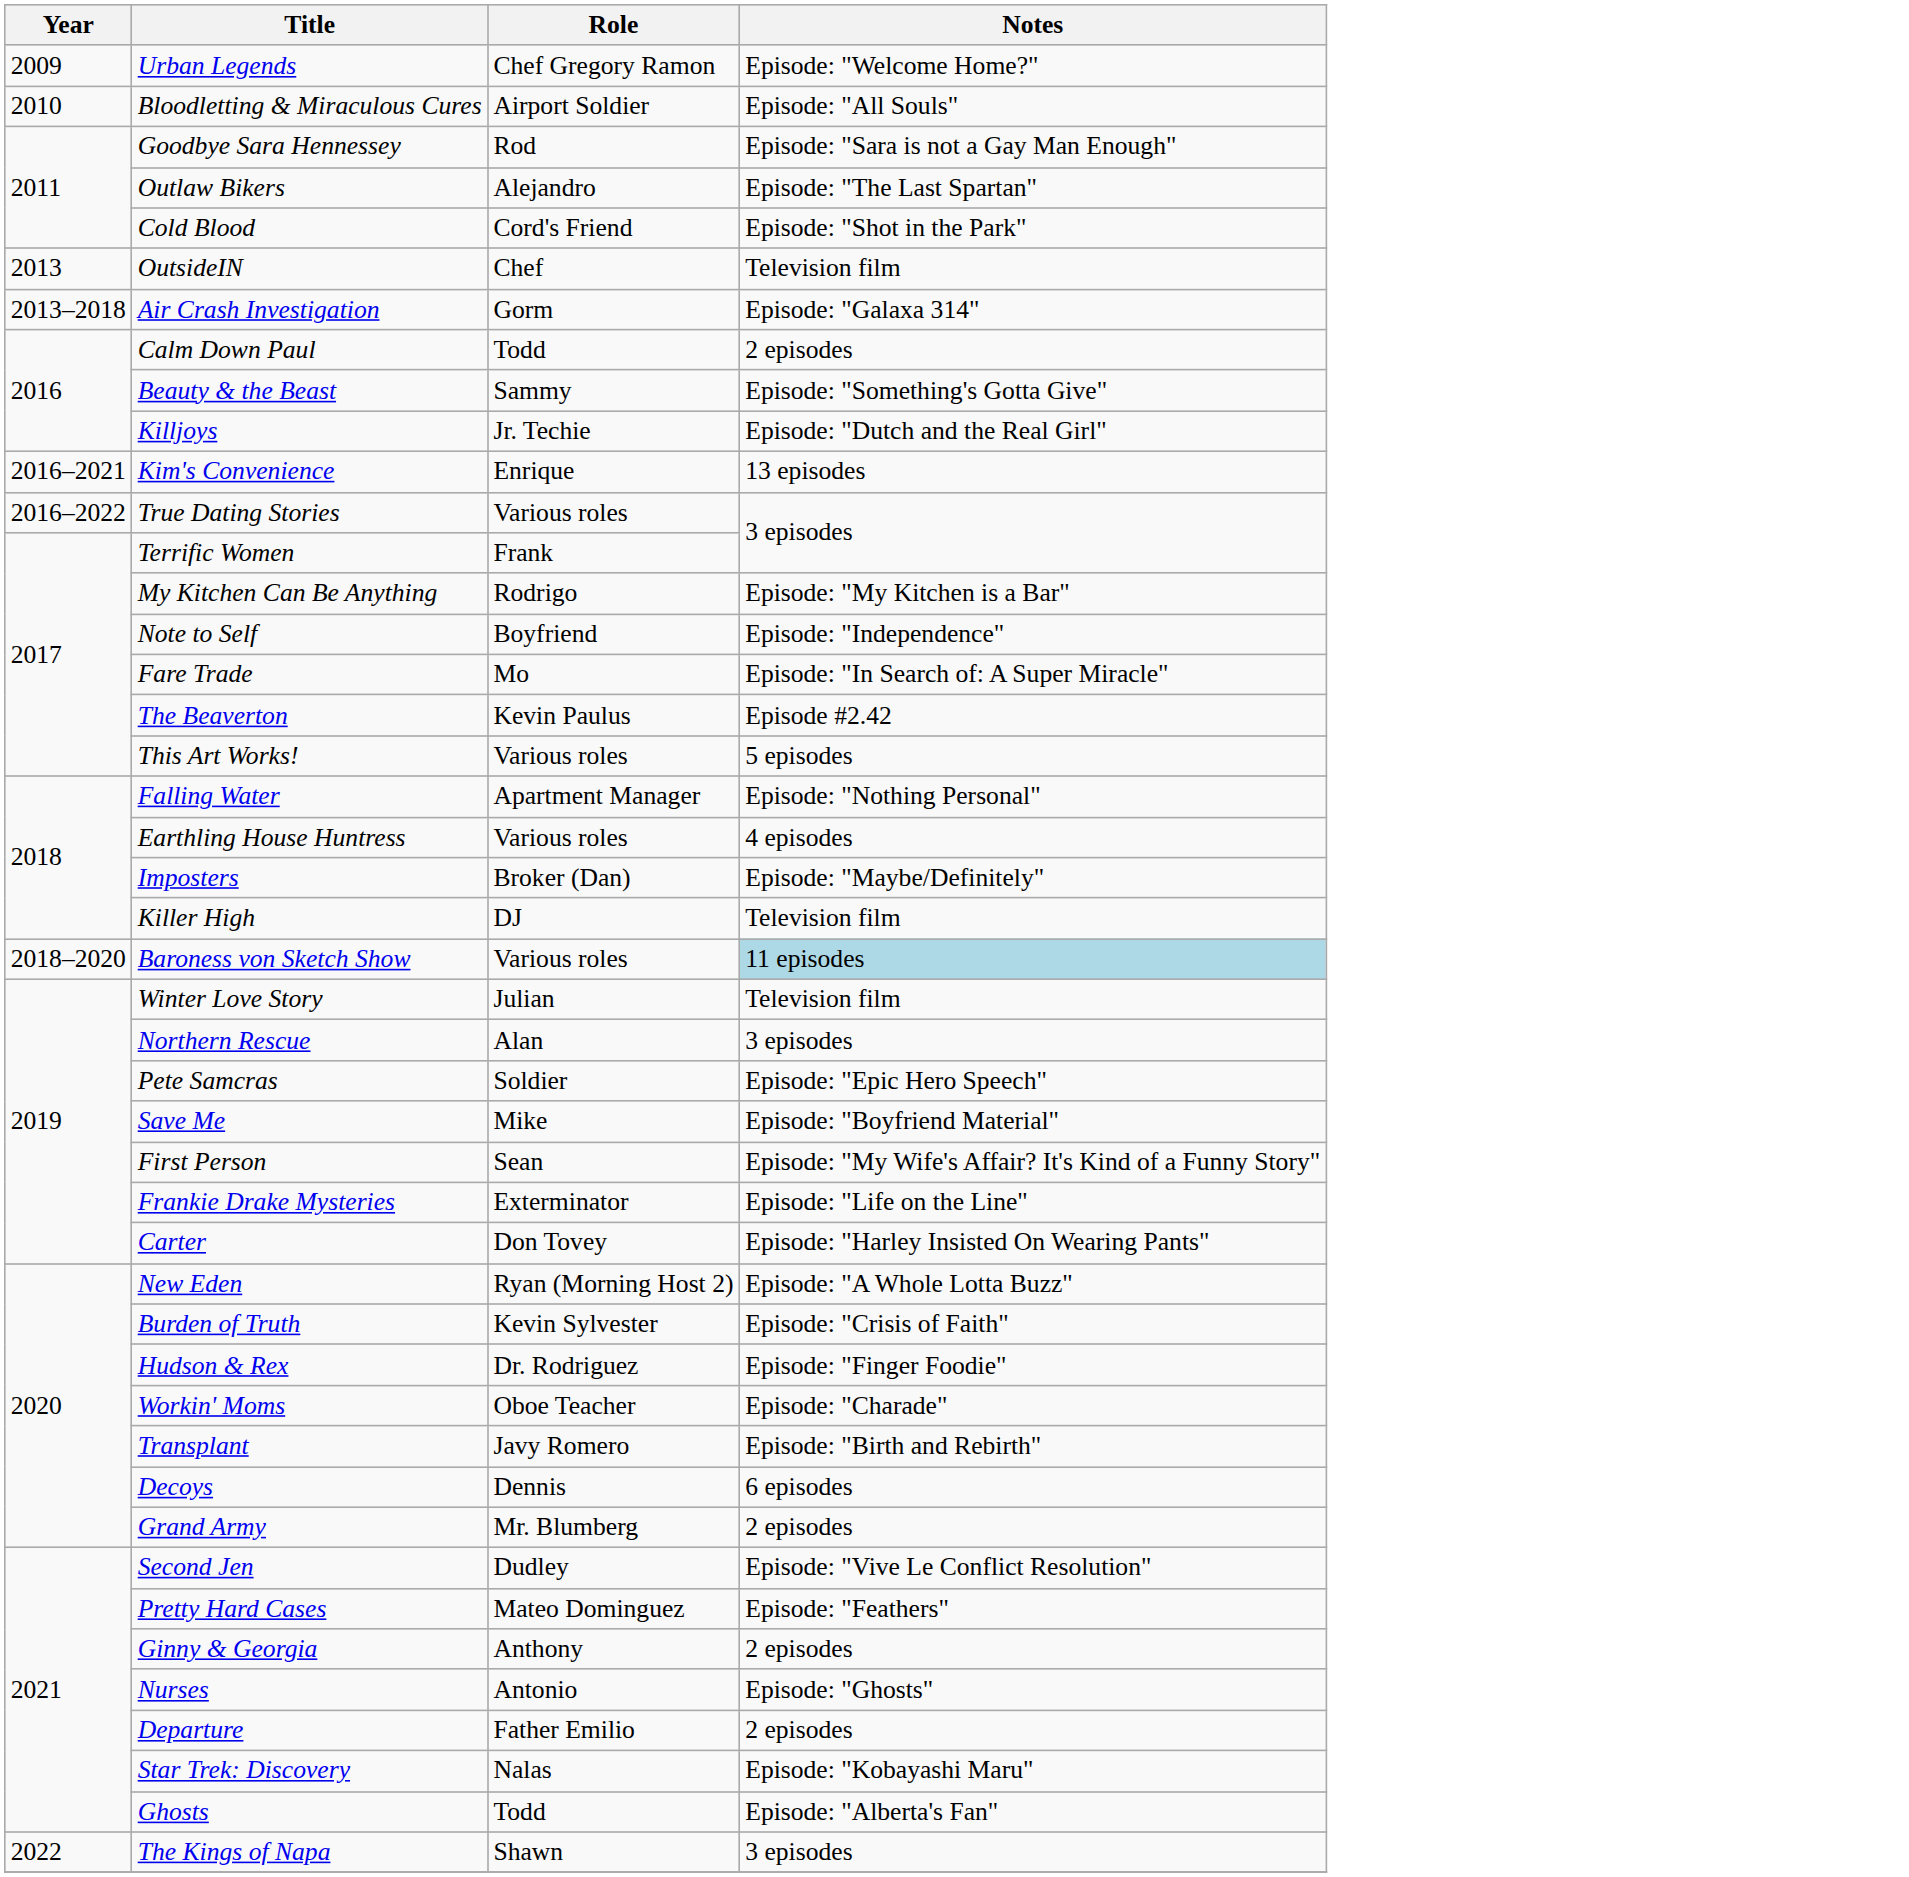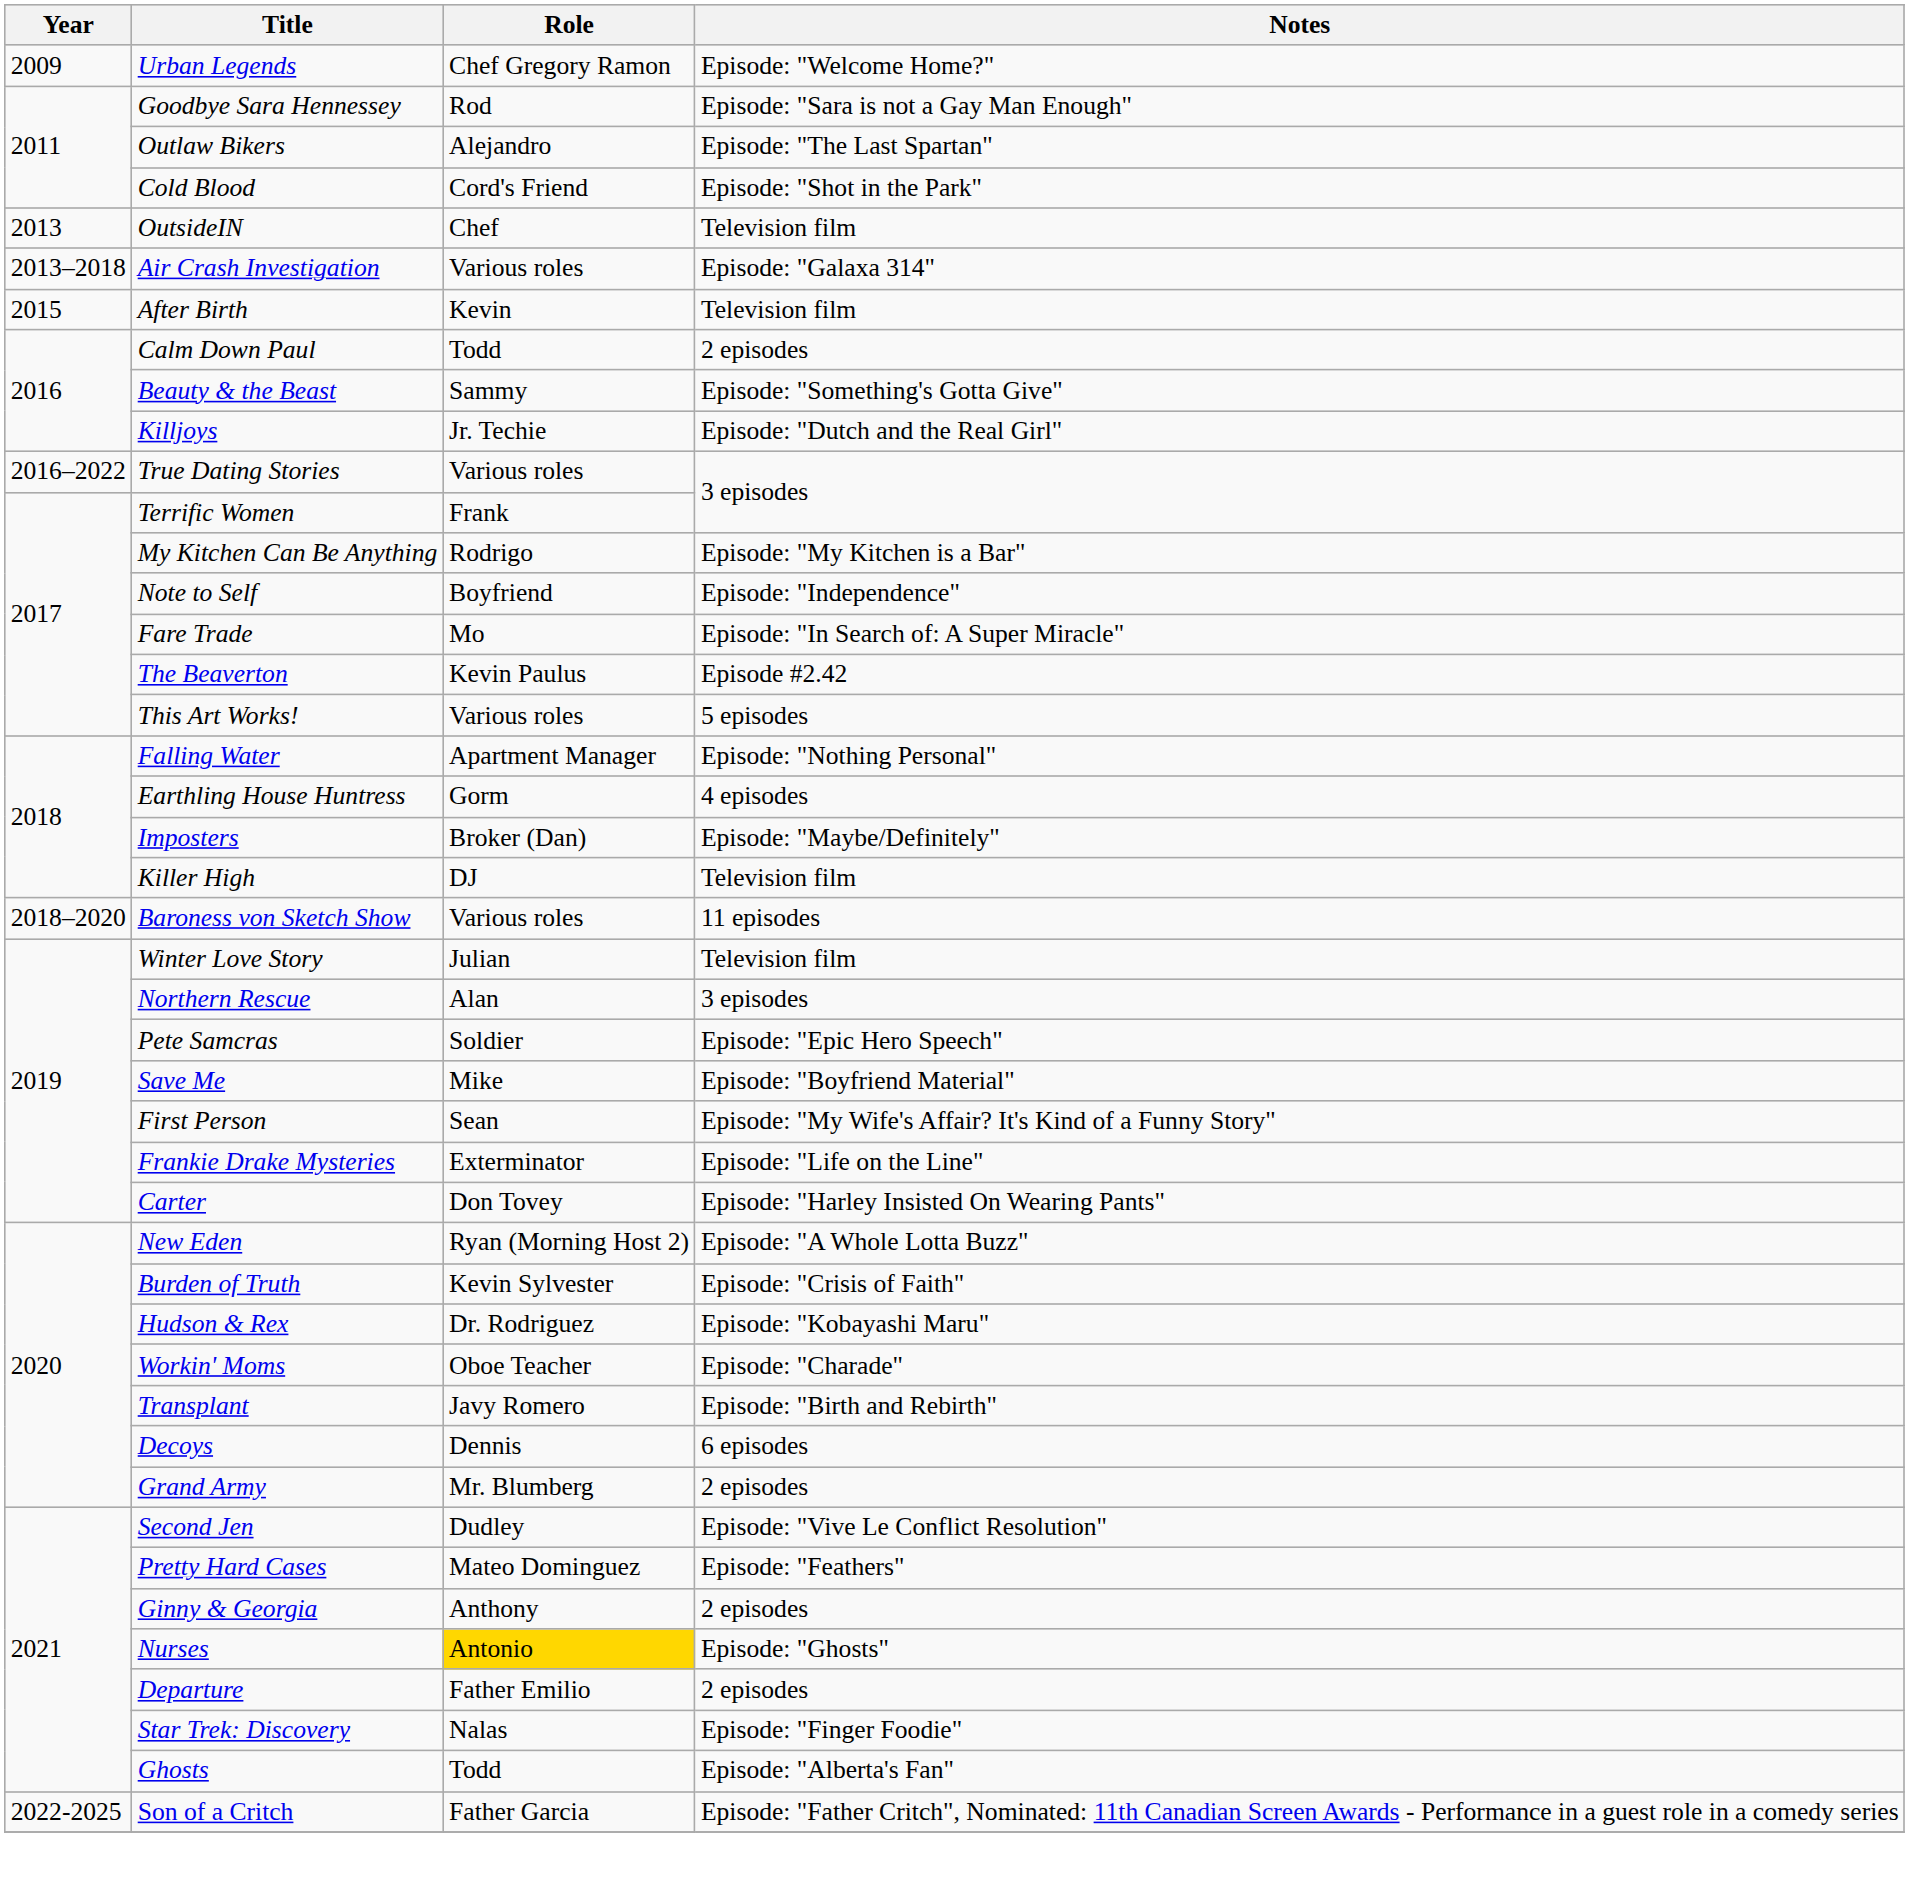- row: (310, 106)
(523, 308) Gorm -> (516, 268) Various roles
+ row: (193, 308)
- row: (236, 471)
(561, 836) Various roles -> (479, 796) Gorm
(805, 958) lightblue background -> (760, 918) no background
(876, 1364) Episode: "Finger Foodie" -> (845, 1324) Episode: "Kobayashi Maru"
(535, 1689) no background -> (491, 1648) gold background
(889, 1770) Episode: "Kobayashi Maru" -> (832, 1730) Episode: "Finger Foodie"
- row: (234, 1851)
+ row: (216, 1811)
